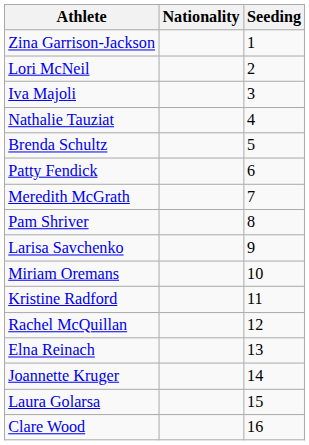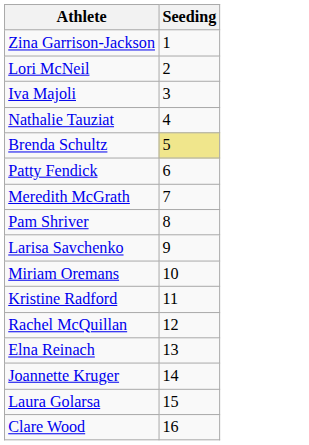- column: (201, 17)
(251, 145) no background -> (166, 145) khaki background
